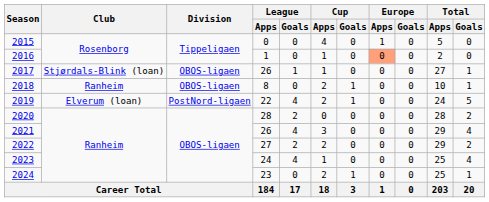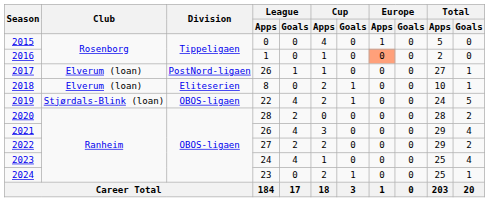(104, 71) Stjørdals-Blink (loan) -> (104, 71) Elverum (loan)
(210, 71) OBOS-ligaen -> (210, 71) PostNord-ligaen
(104, 86) Ranheim -> (104, 86) Elverum (loan)
(210, 86) OBOS-ligaen -> (210, 86) Eliteserien
(104, 101) Elverum (loan) -> (104, 101) Stjørdals-Blink (loan)
(210, 101) PostNord-ligaen -> (210, 101) OBOS-ligaen
